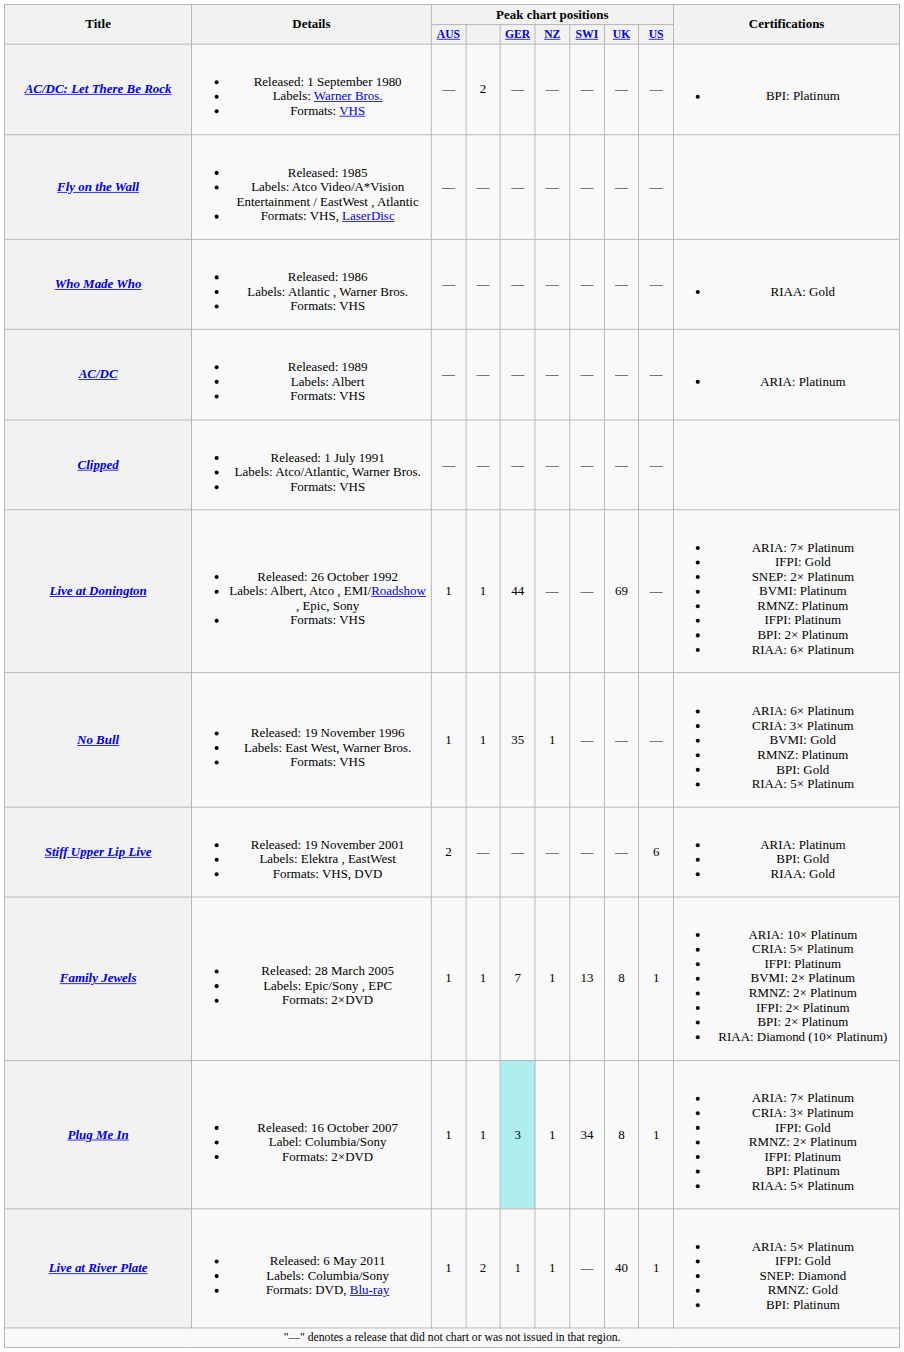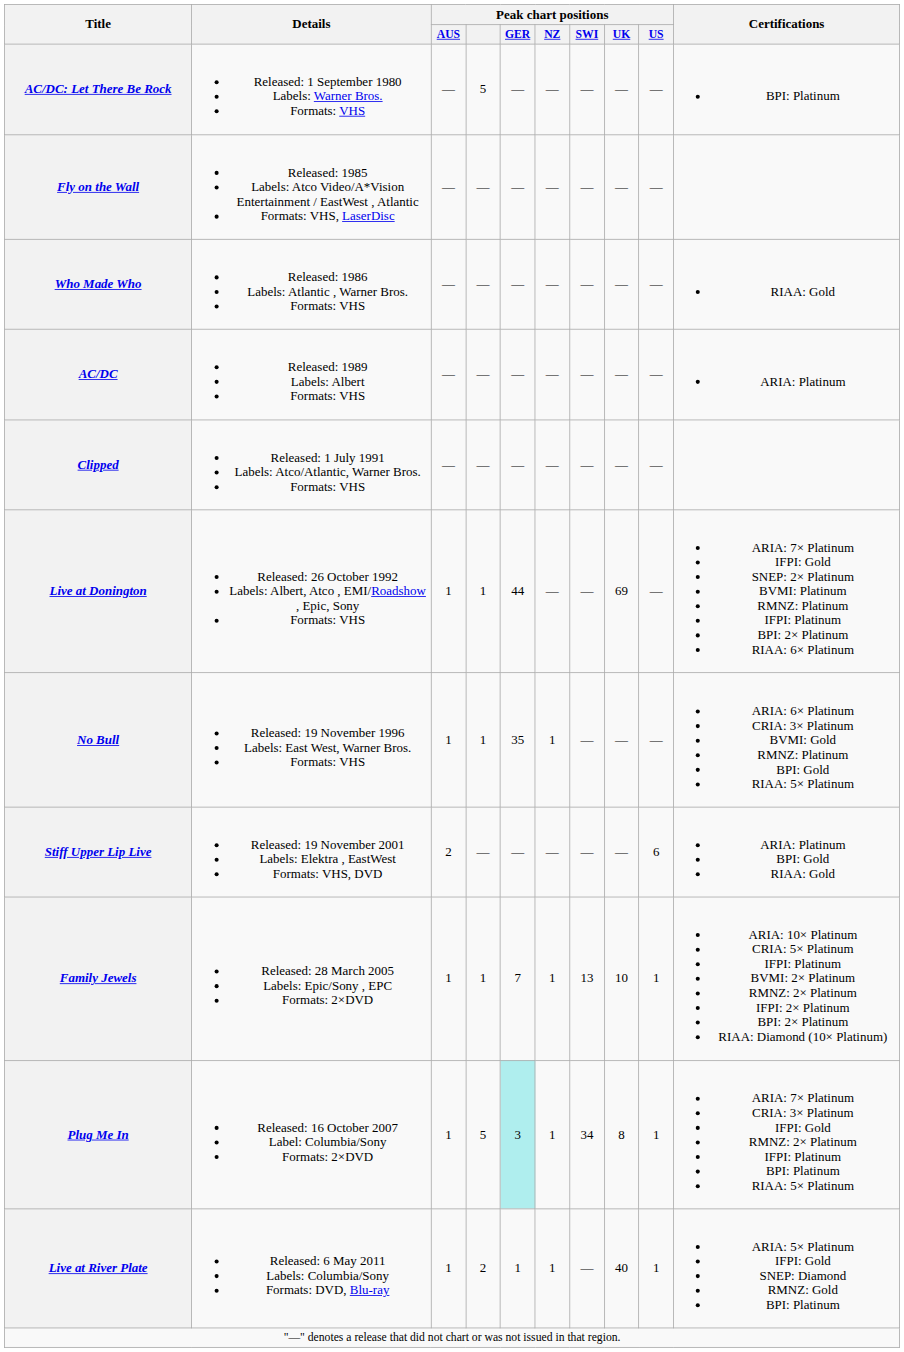(483, 89) 2 -> (483, 89) 5
(622, 978) 8 -> (622, 978) 10
(483, 1134) 1 -> (483, 1134) 5
